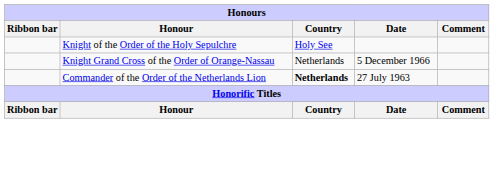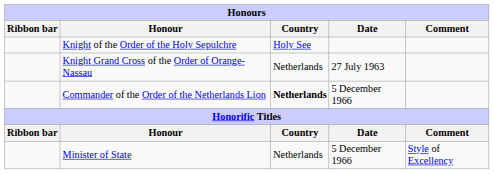(393, 61) 5 December 1966 -> (358, 67) 27 July 1963
(383, 77) 27 July 1963 -> (356, 94) 5 December 1966
+ row: (97, 155)
